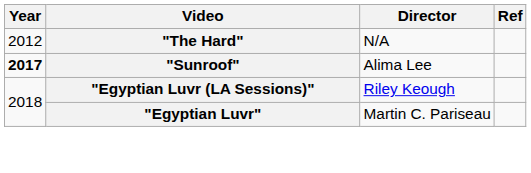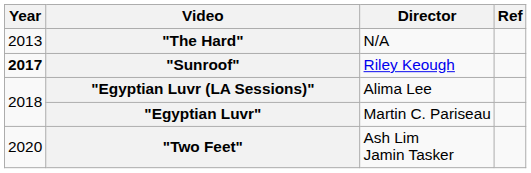(25, 41) 2012 -> (25, 41) 2013
(398, 65) Alima Lee -> (409, 65) Riley Keough
(409, 89) Riley Keough -> (398, 89) Alima Lee
+ row: (203, 147)
